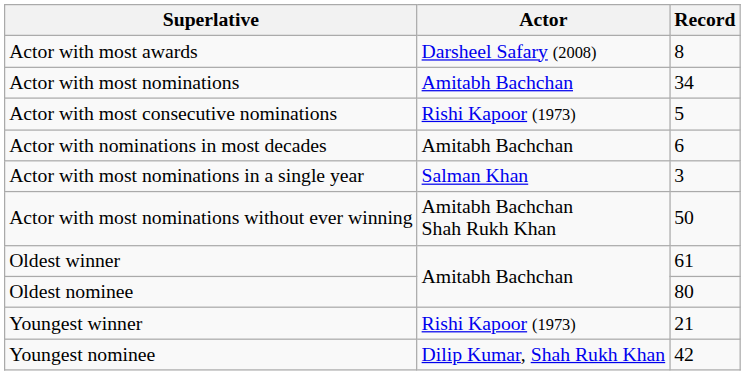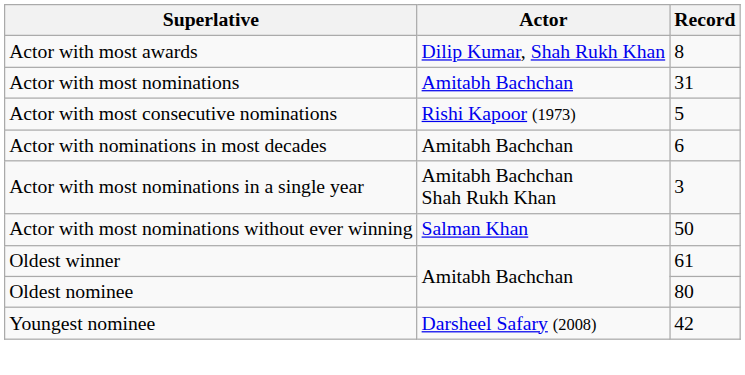(509, 51) Darsheel Safary (2008) -> (543, 51) Dilip Kumar, Shah Rukh Khan
(684, 82) 34 -> (684, 82) 31
(475, 176) Salman Khan -> (497, 187) Amitabh Bachchan Shah Rukh Khan
(497, 218) Amitabh Bachchan Shah Rukh Khan -> (475, 229) Salman Khan
- row: (76, 323)
(543, 354) Dilip Kumar, Shah Rukh Khan -> (509, 323) Darsheel Safary (2008)
